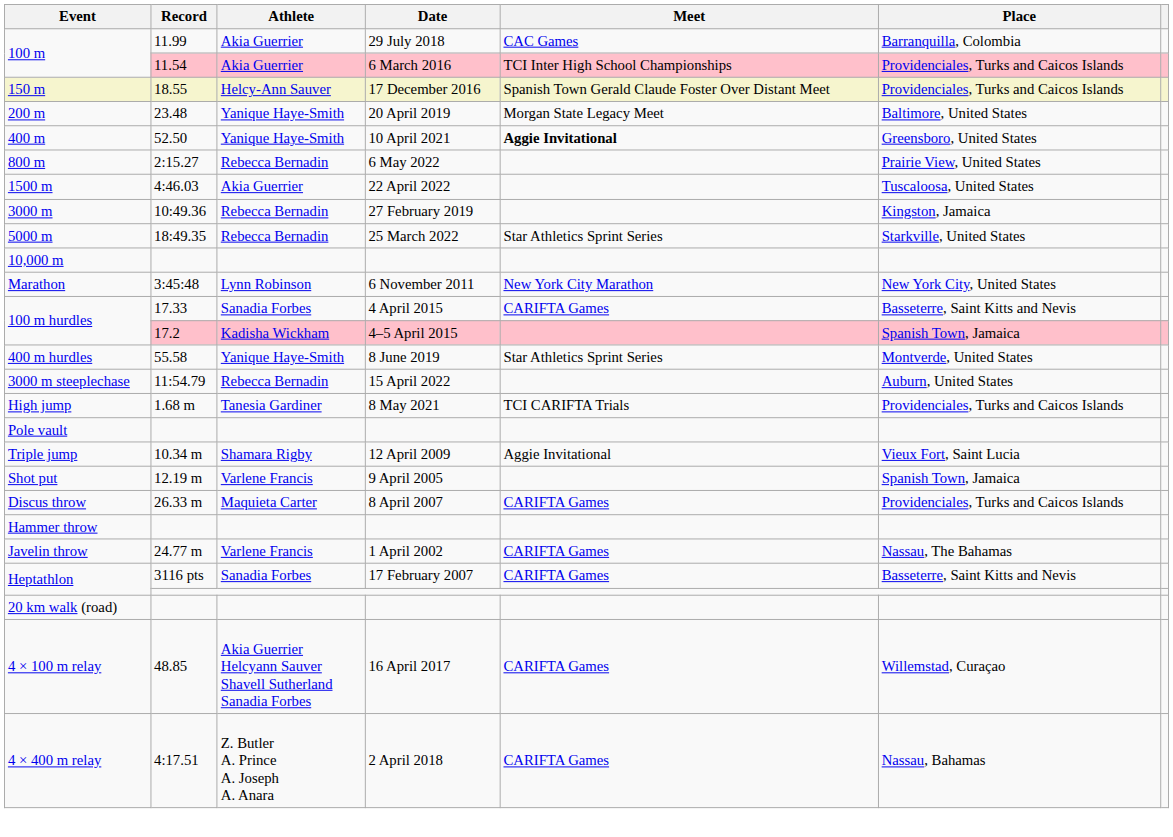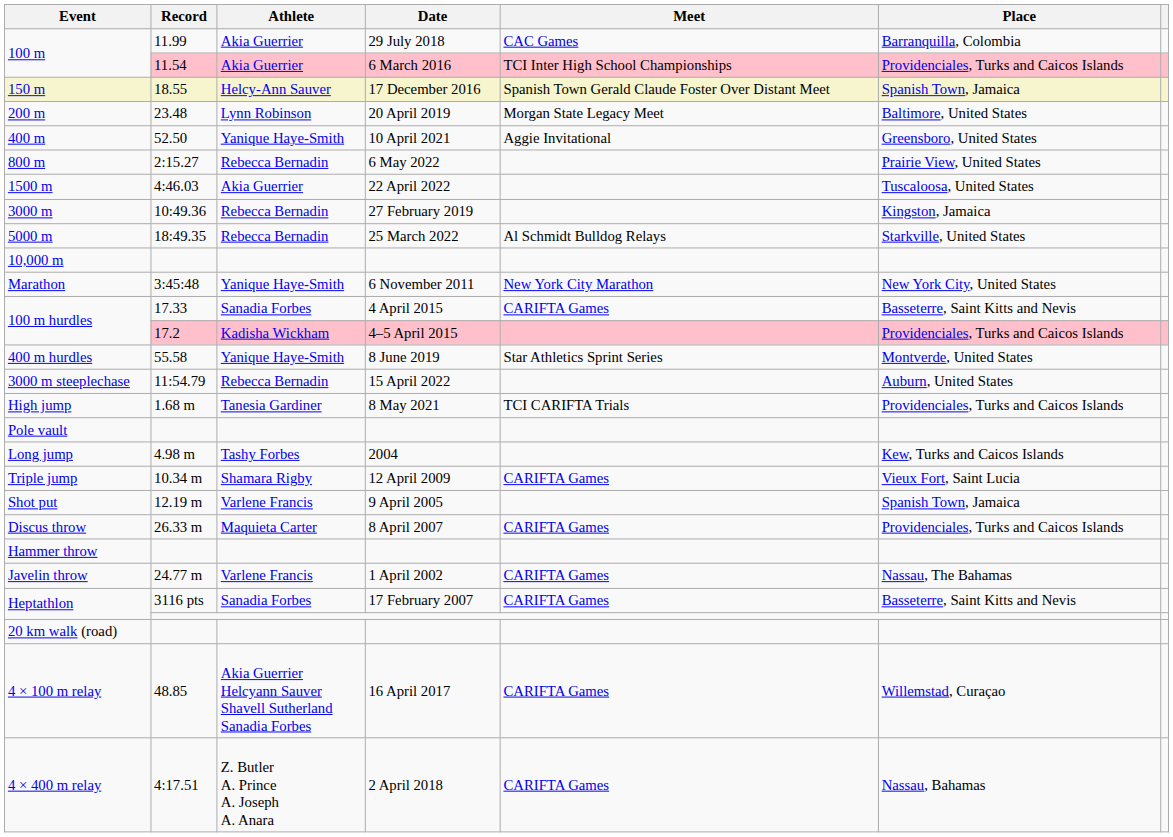(1003, 89) Providenciales, Turks and Caicos Islands -> (951, 89) Spanish Town, Jamaica
(282, 114) Yanique Haye-Smith -> (266, 114) Lynn Robinson
(560, 138) bold -> (557, 138) normal
(583, 235) Star Athletics Sprint Series -> (585, 235) Al Schmidt Bulldog Relays
(266, 284) Lynn Robinson -> (282, 284) Yanique Haye-Smith
(951, 332) Spanish Town, Jamaica -> (1003, 332) Providenciales, Turks and Caicos Islands
+ row: (40, 454)
(557, 454) Aggie Invitational -> (556, 478) CARIFTA Games
